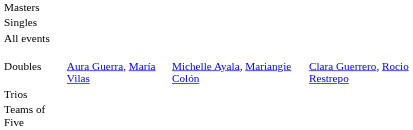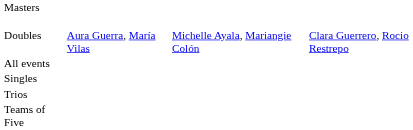rows swapped: (21, 22) <-> (23, 66)
